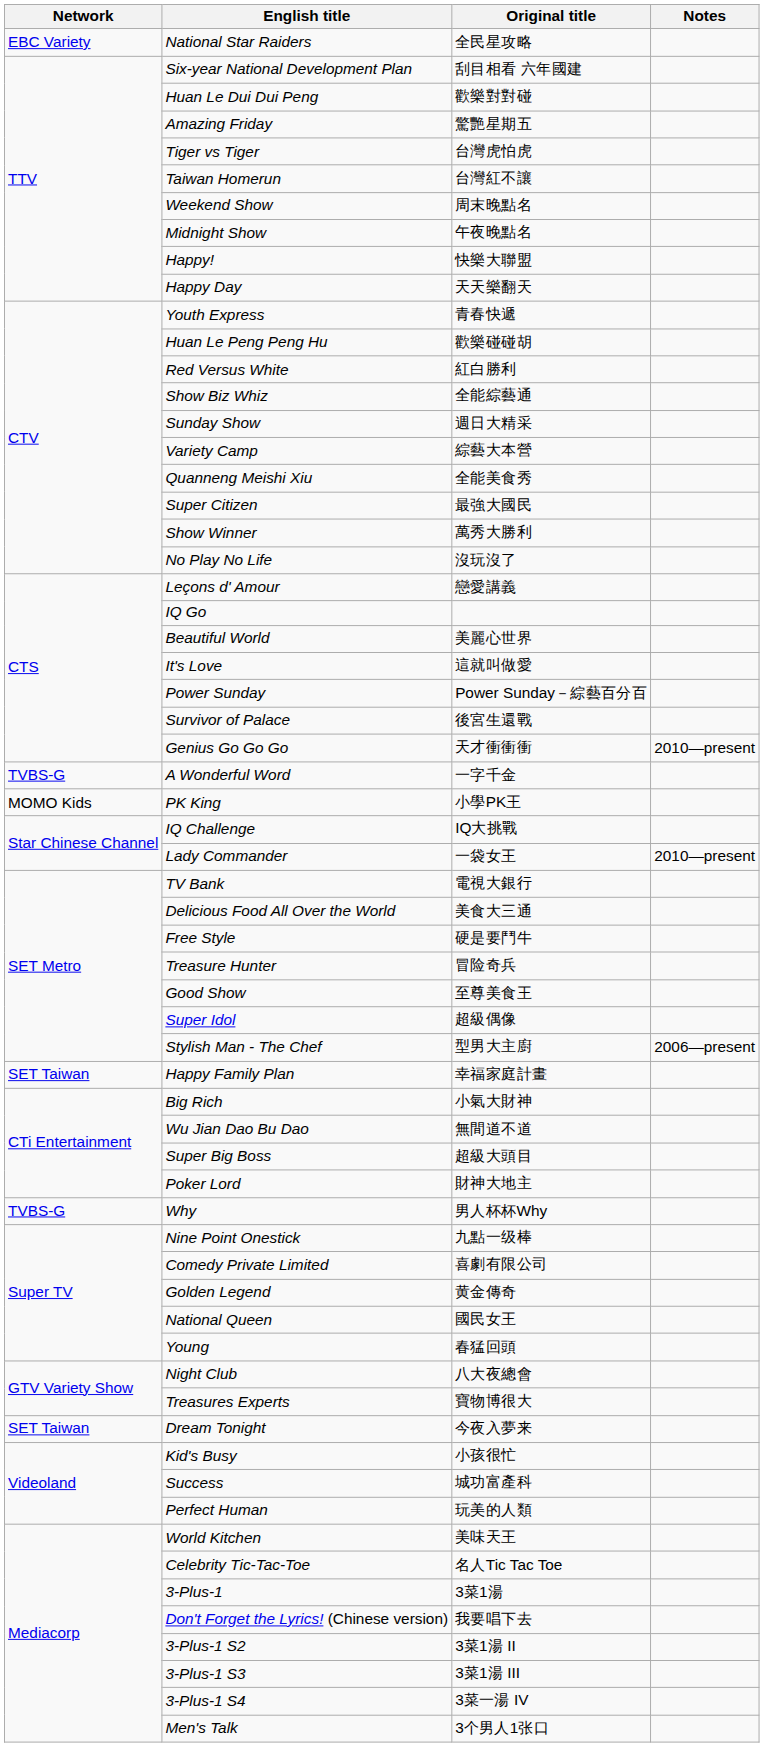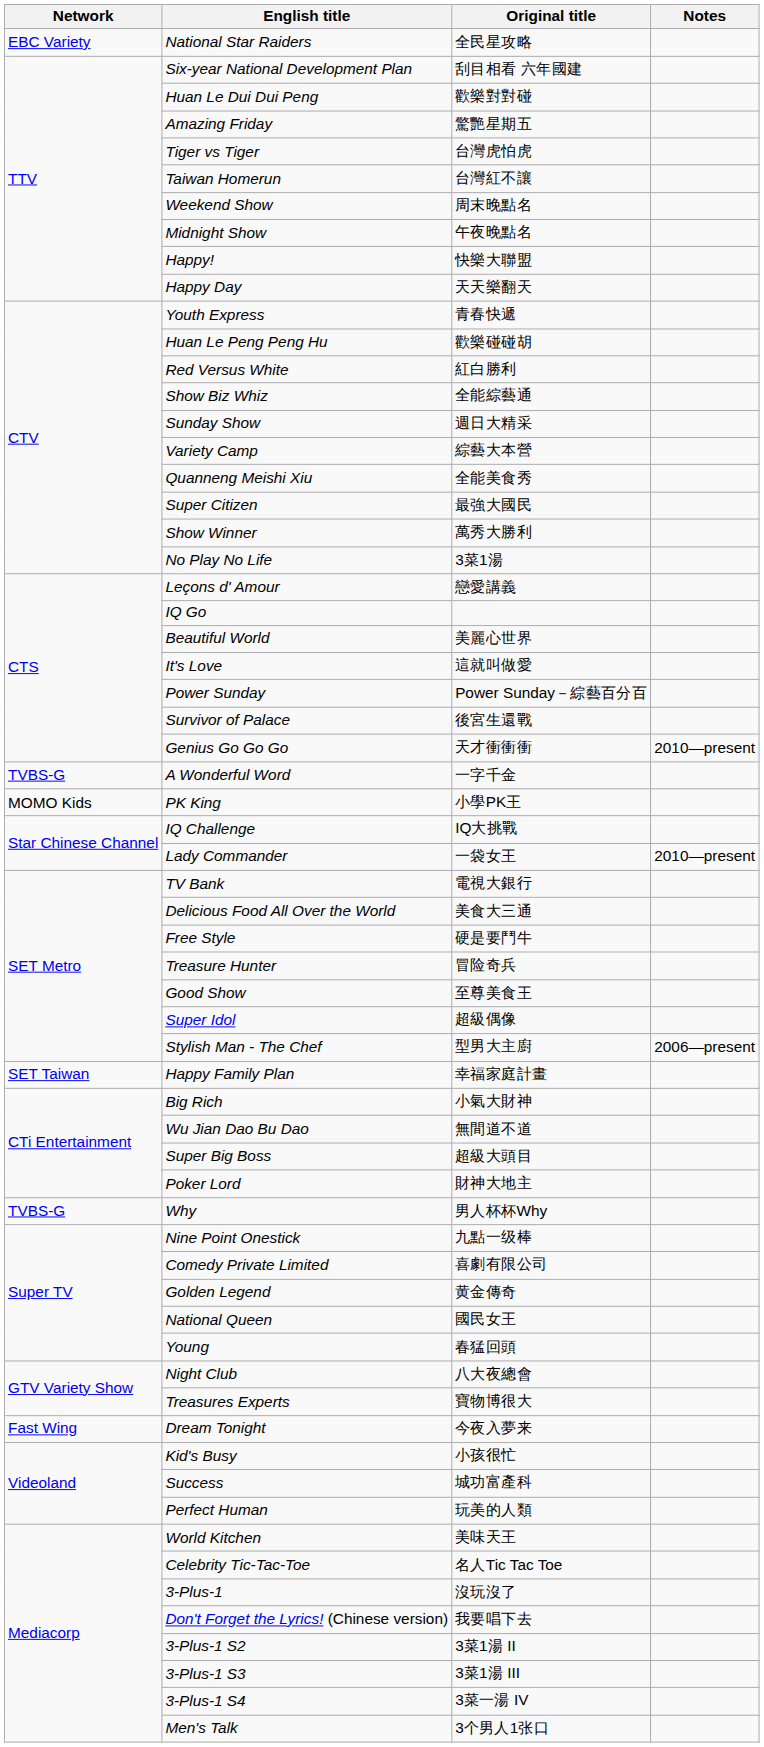(486, 559) 沒玩沒了 -> (479, 559) 3菜1湯
(49, 1428) SET Taiwan -> (43, 1428) Fast Wing
(479, 1591) 3菜1湯 -> (486, 1591) 沒玩沒了
